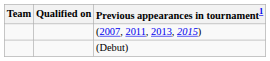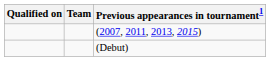columns swapped: (19, 14) <-> (64, 14)
